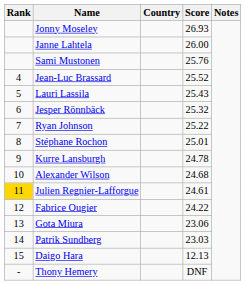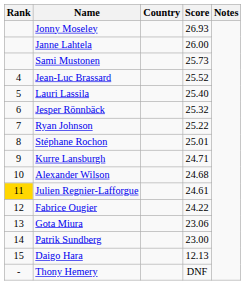(197, 61) 25.76 -> (197, 61) 25.73
(197, 93) 25.43 -> (197, 93) 25.40
(197, 158) 24.78 -> (197, 158) 24.71
(197, 239) 23.03 -> (197, 239) 23.00
